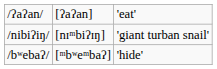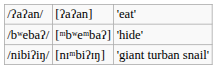rows swapped: (28, 34) <-> (28, 54)
